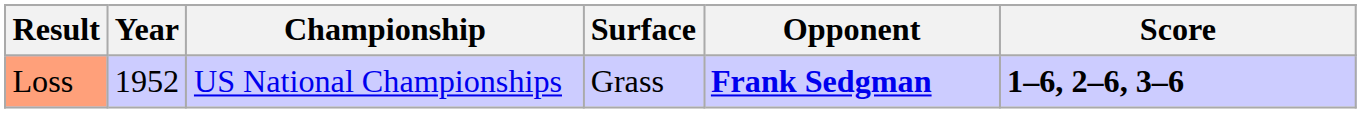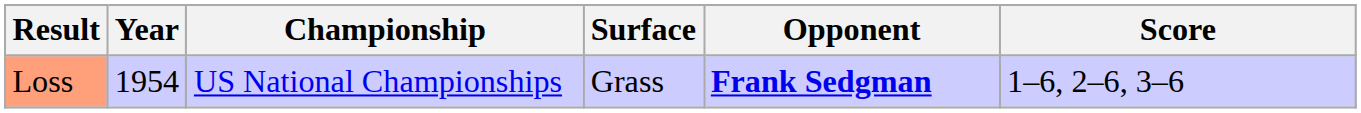(147, 81) 1952 -> (147, 81) 1954
(1096, 81) bold -> (1096, 81) normal
